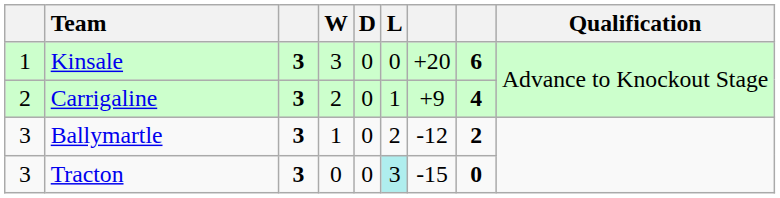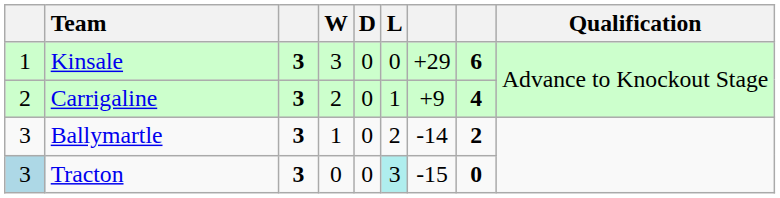(432, 60) +20 -> (432, 60) +29
(432, 135) -12 -> (432, 135) -14
(25, 173) no background -> (25, 173) lightblue background
